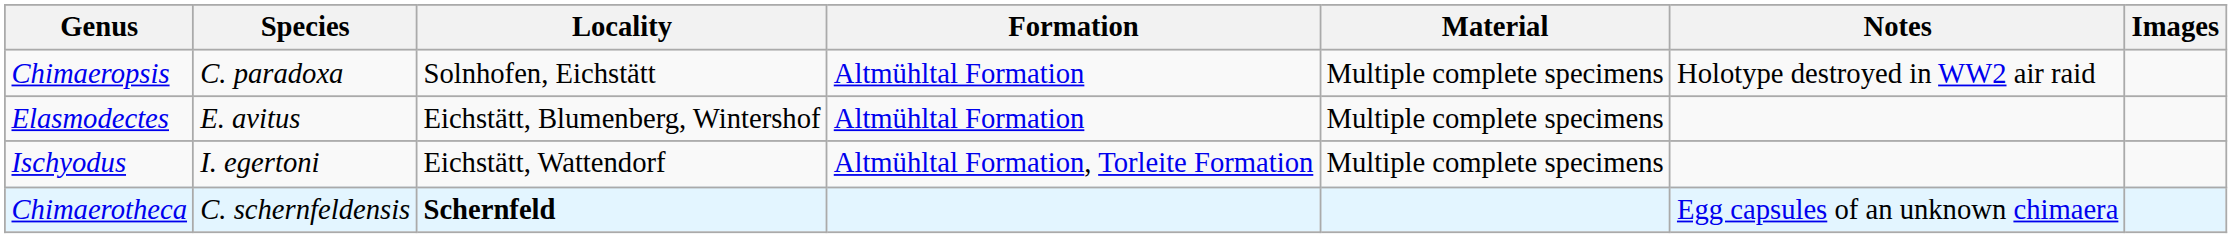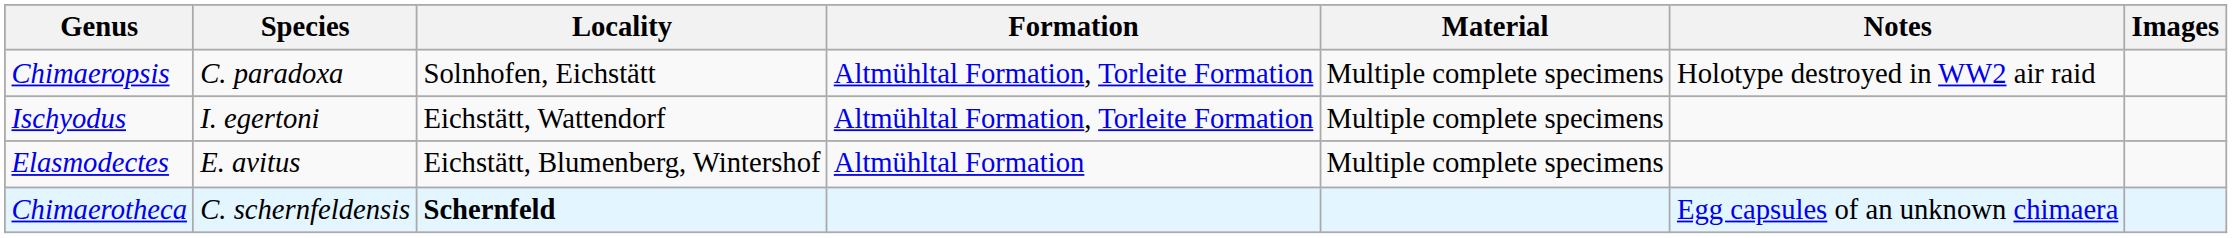(959, 72) Altmühltal Formation -> (1074, 72) Altmühltal Formation, Torleite Formation
rows swapped: (69, 163) <-> (90, 118)
